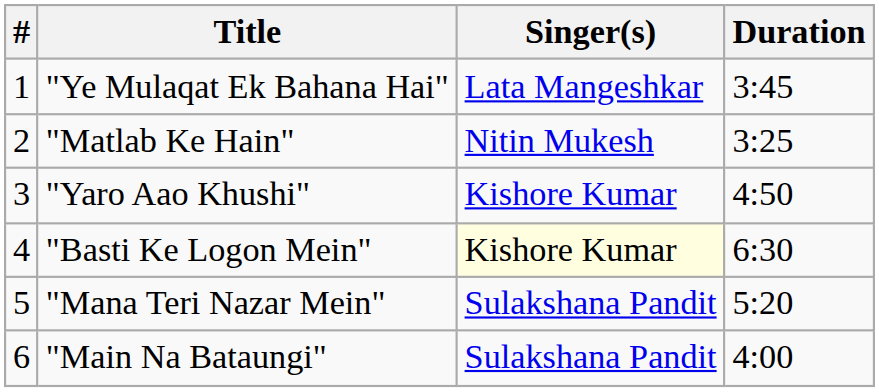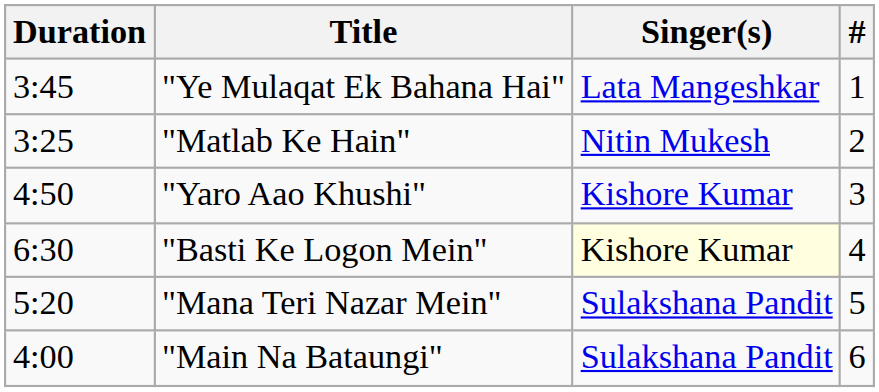columns swapped: (22, 31) <-> (799, 31)
